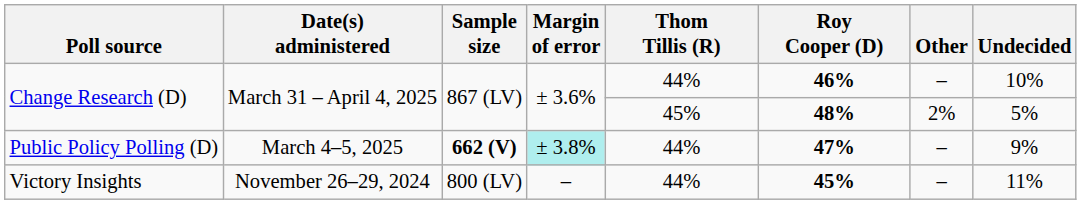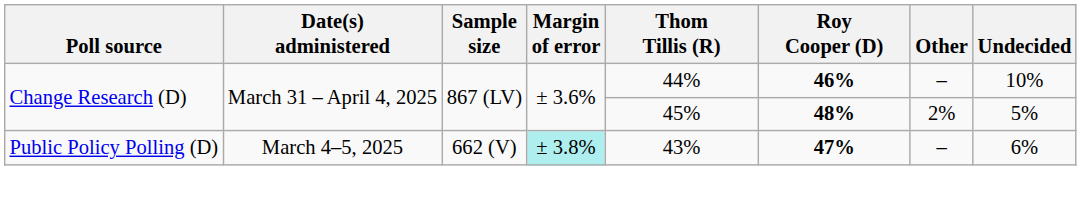(484, 148) bold -> (484, 148) normal
(682, 148) 44% -> (682, 148) 43%
(1024, 148) 9% -> (1024, 148) 6%
- row: (76, 182)
